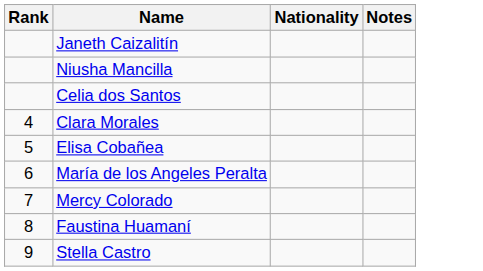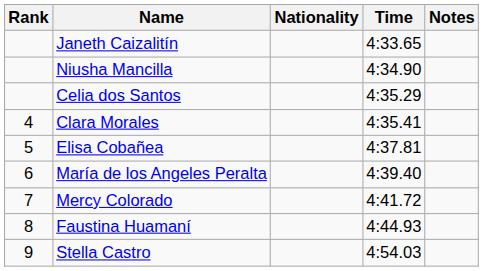+ column: (394, 17)
